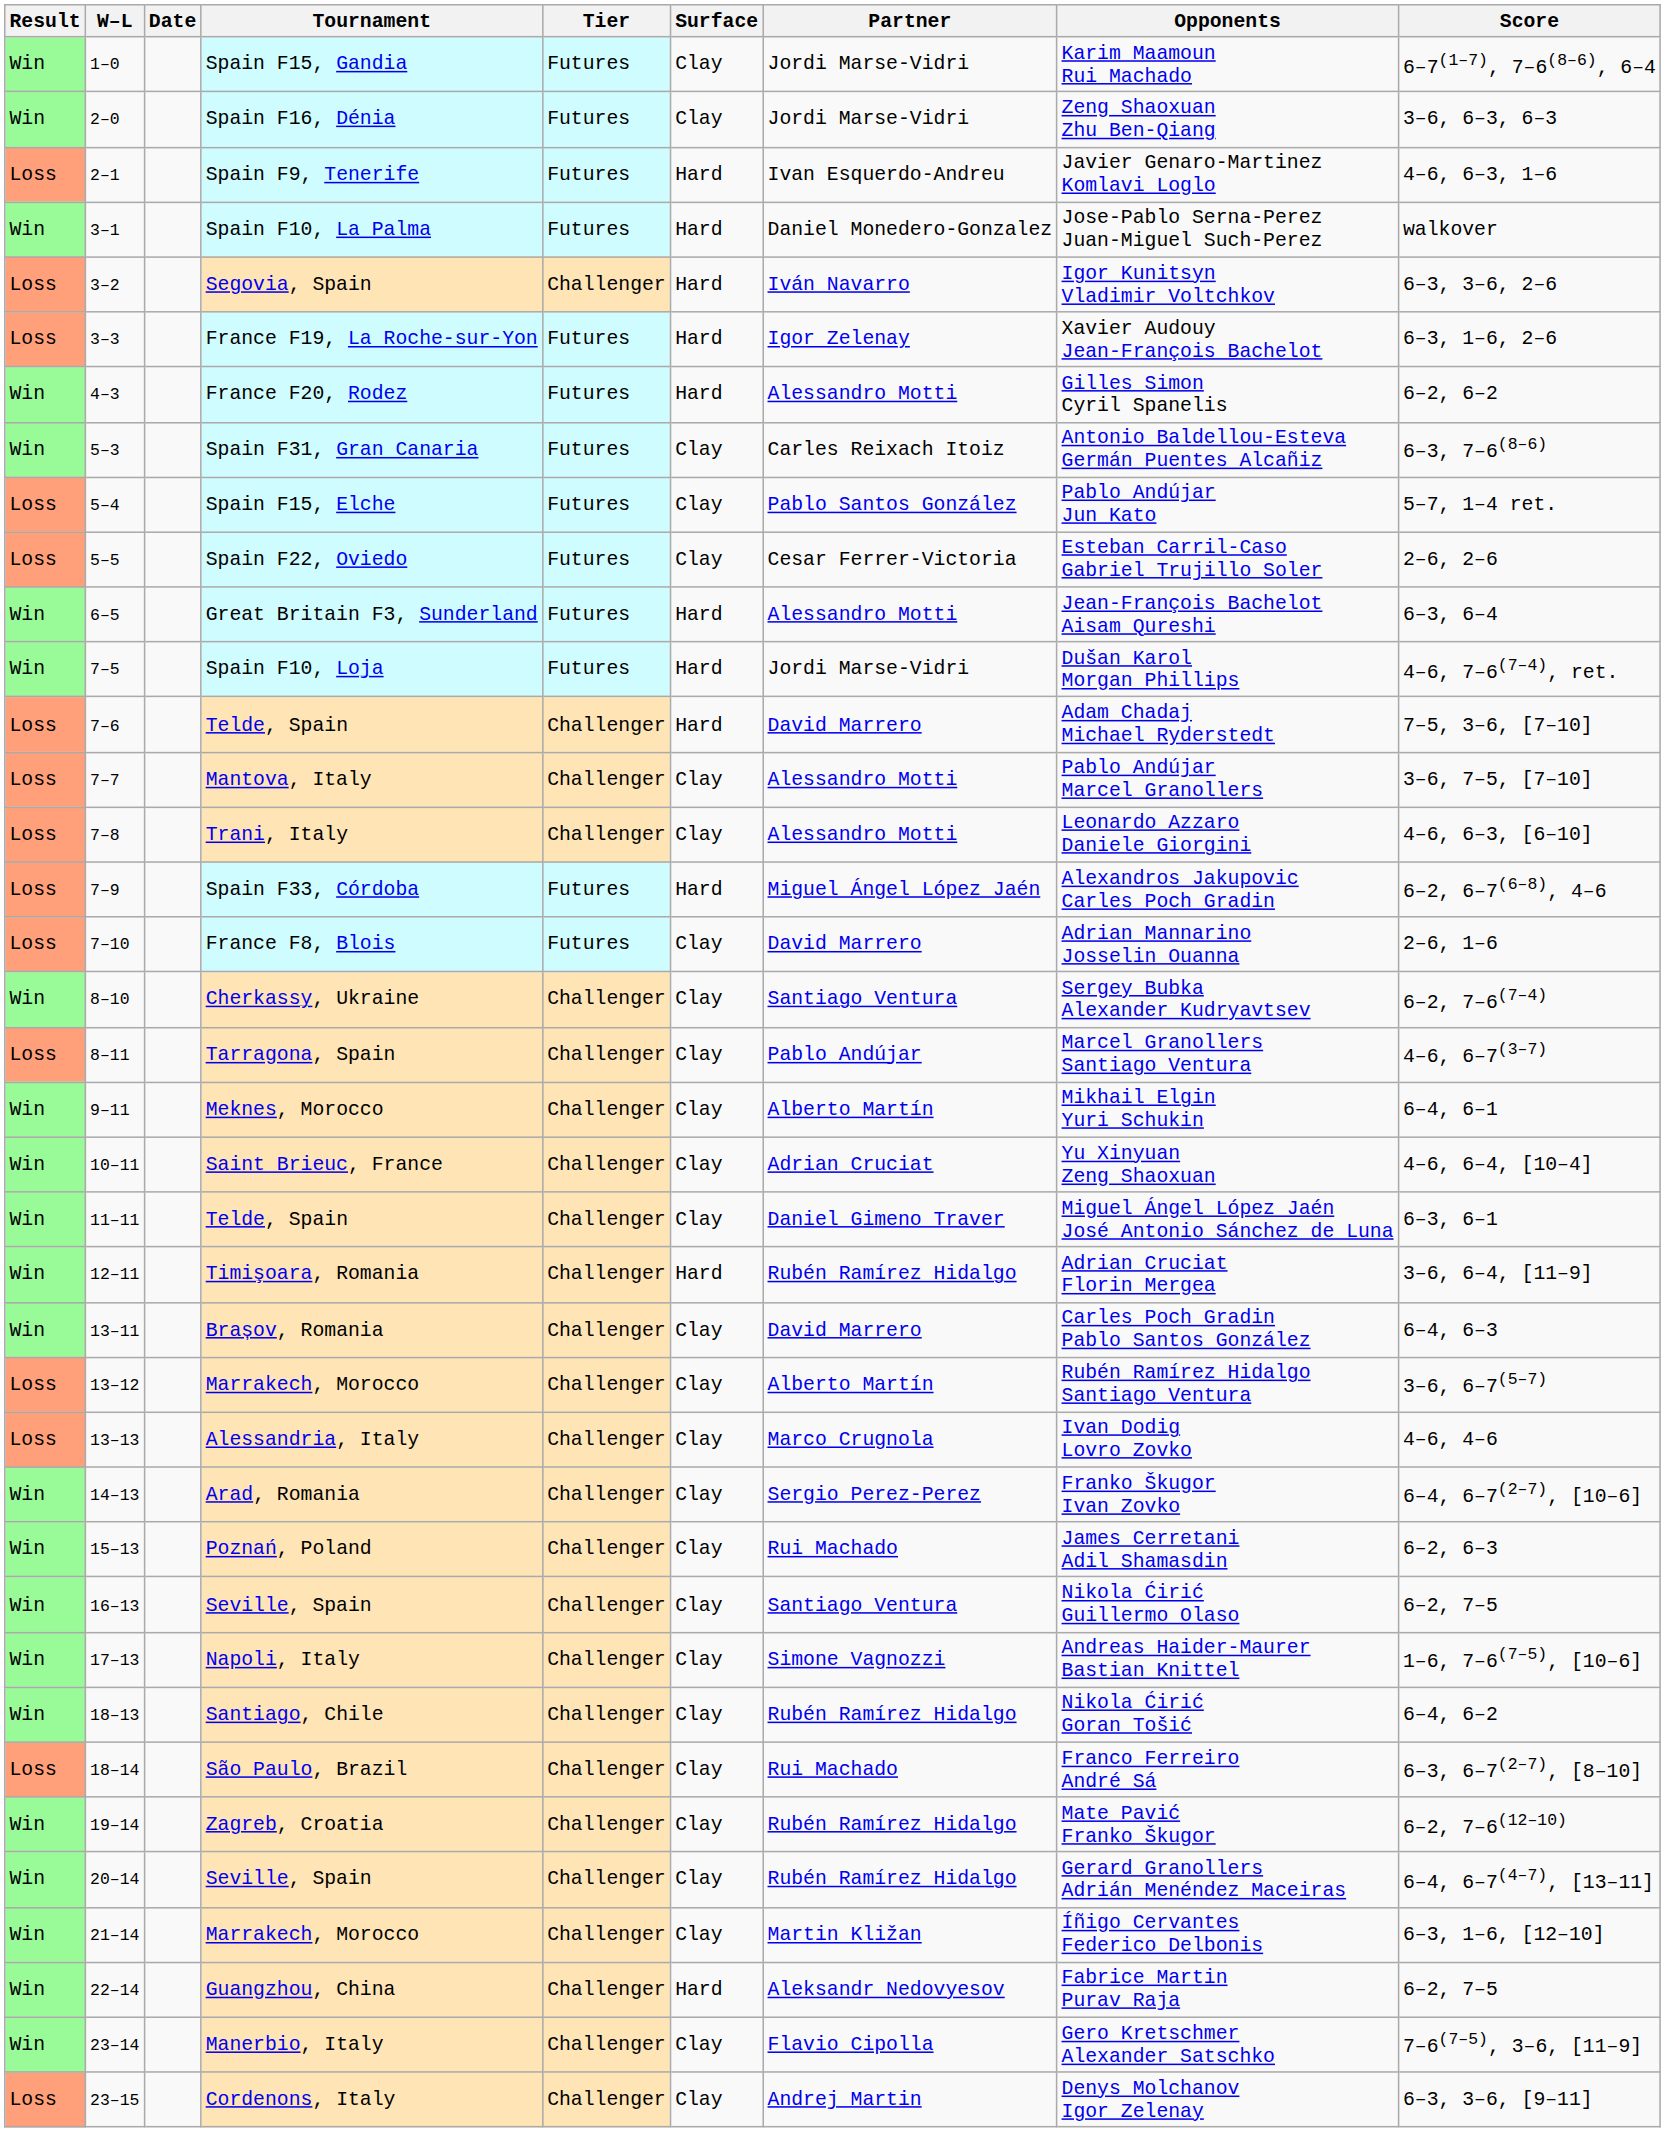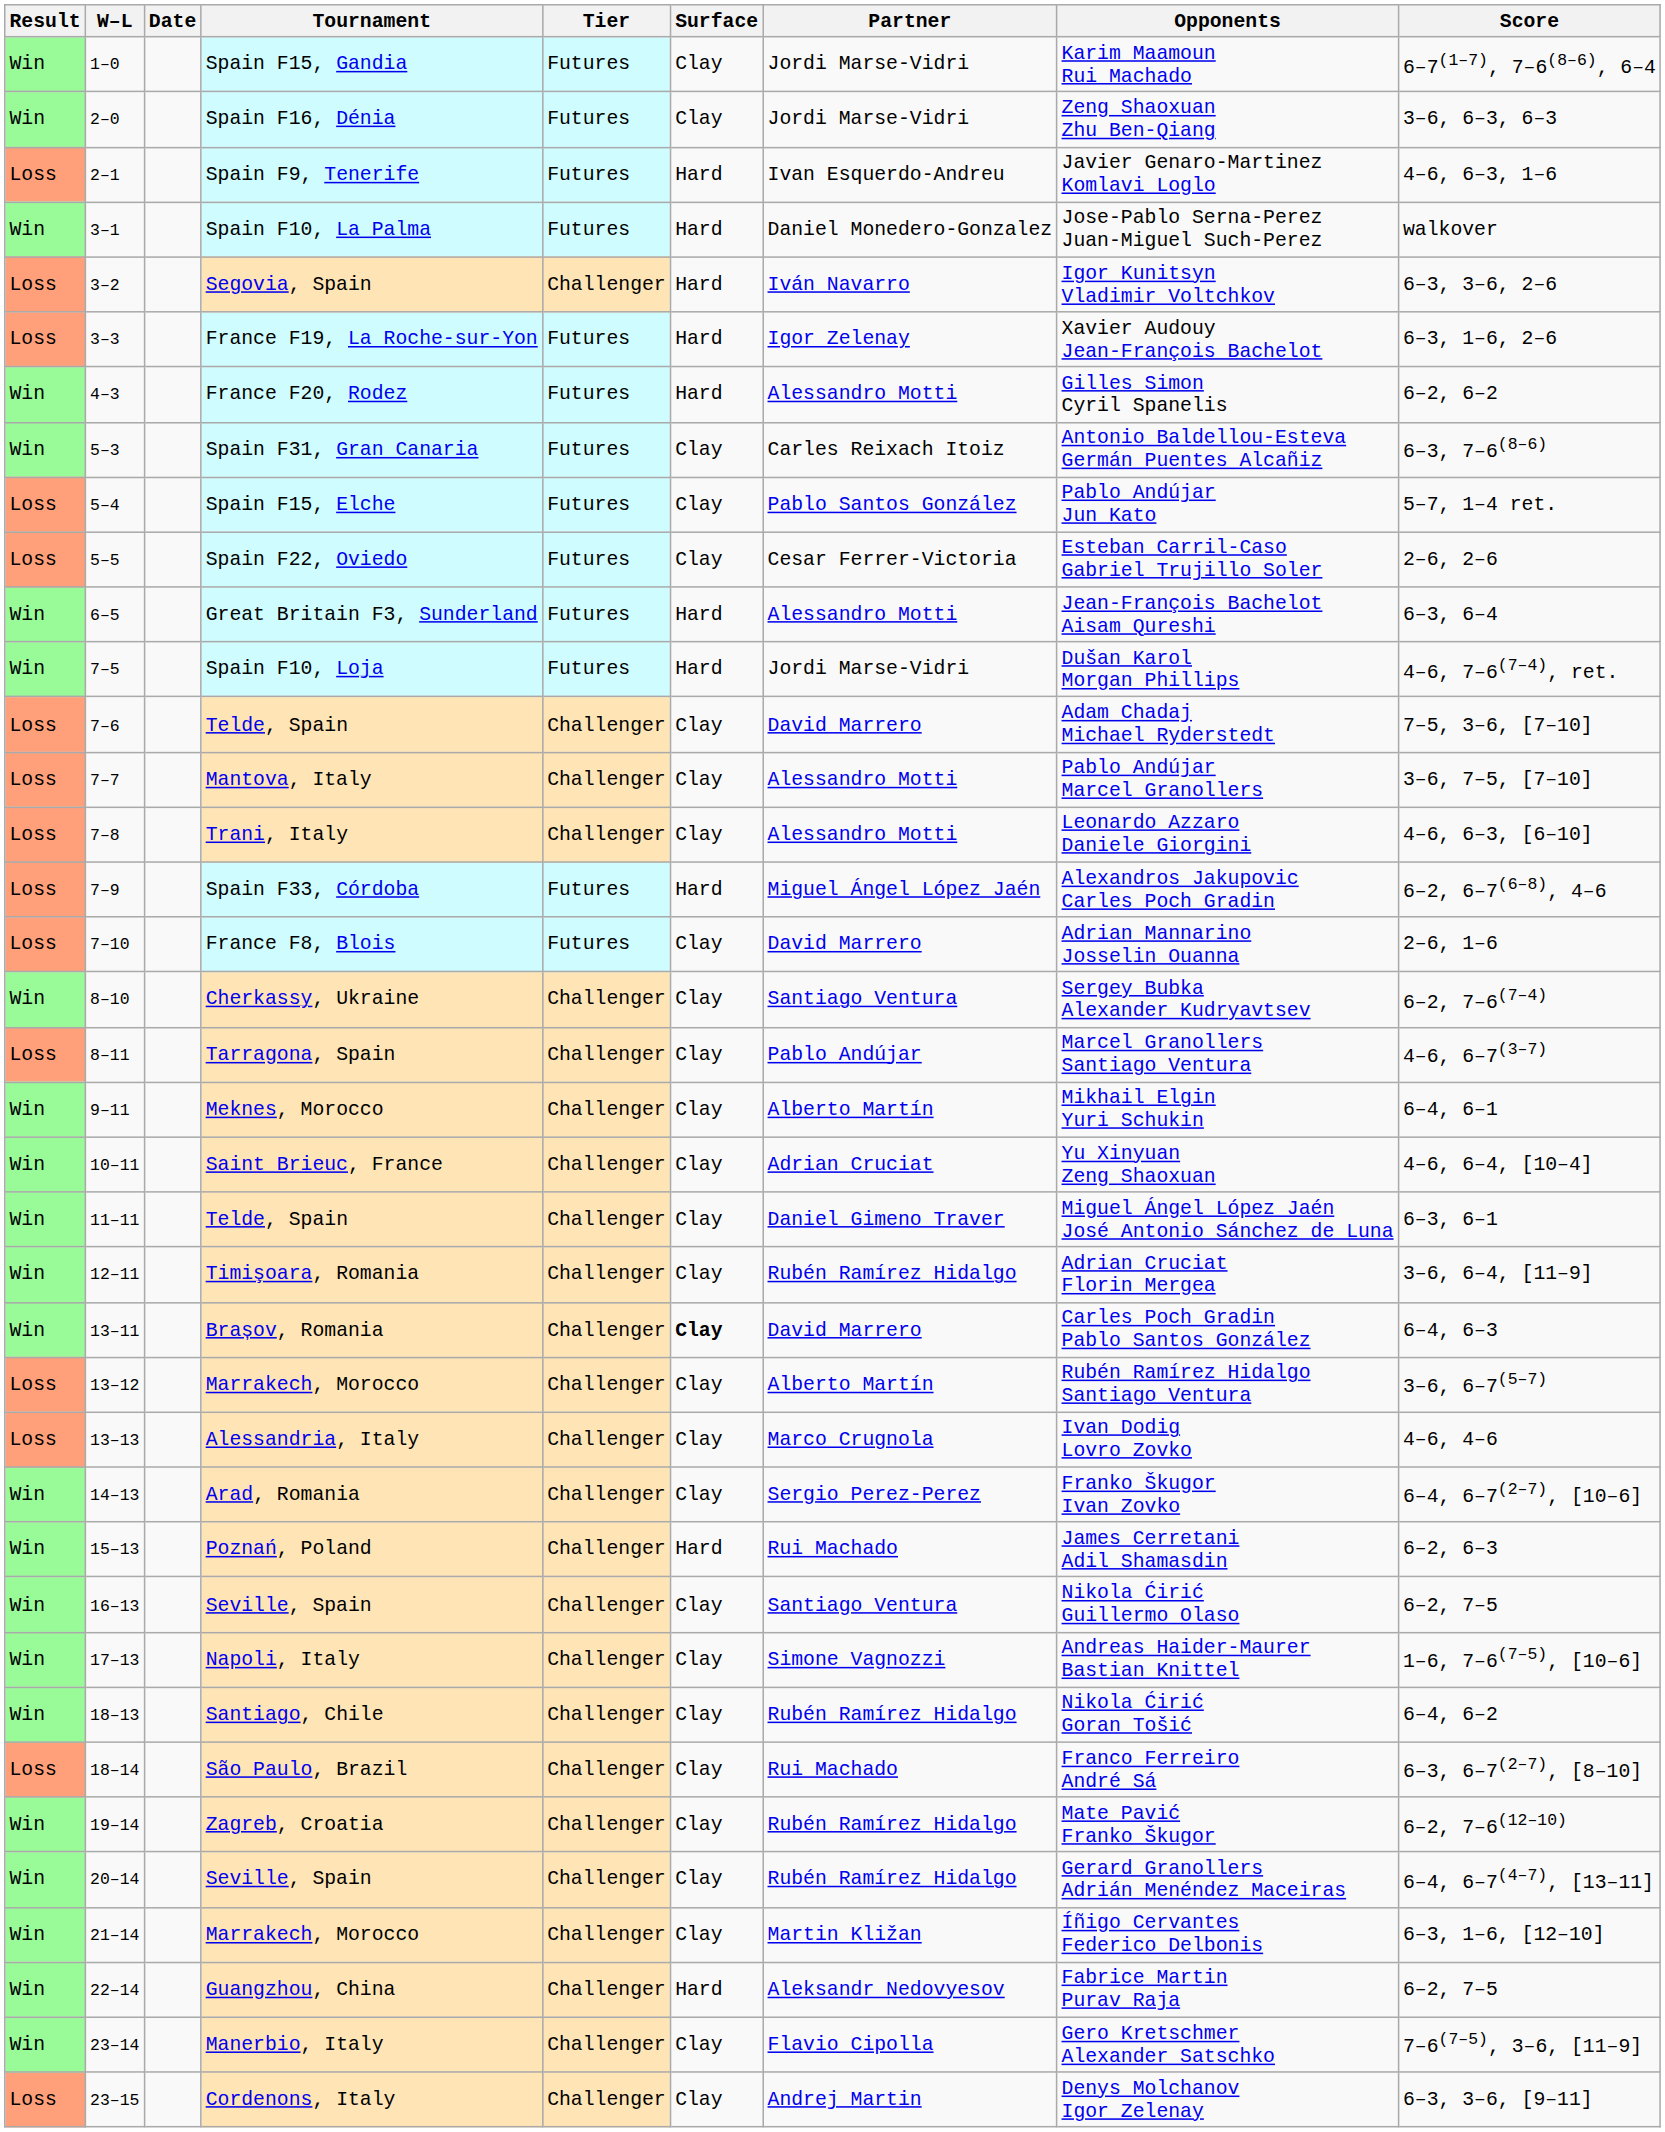(699, 725) Hard -> (699, 725) Clay
(699, 1275) Hard -> (699, 1275) Clay
(699, 1330) normal -> (699, 1330) bold
(699, 1550) Clay -> (699, 1550) Hard
